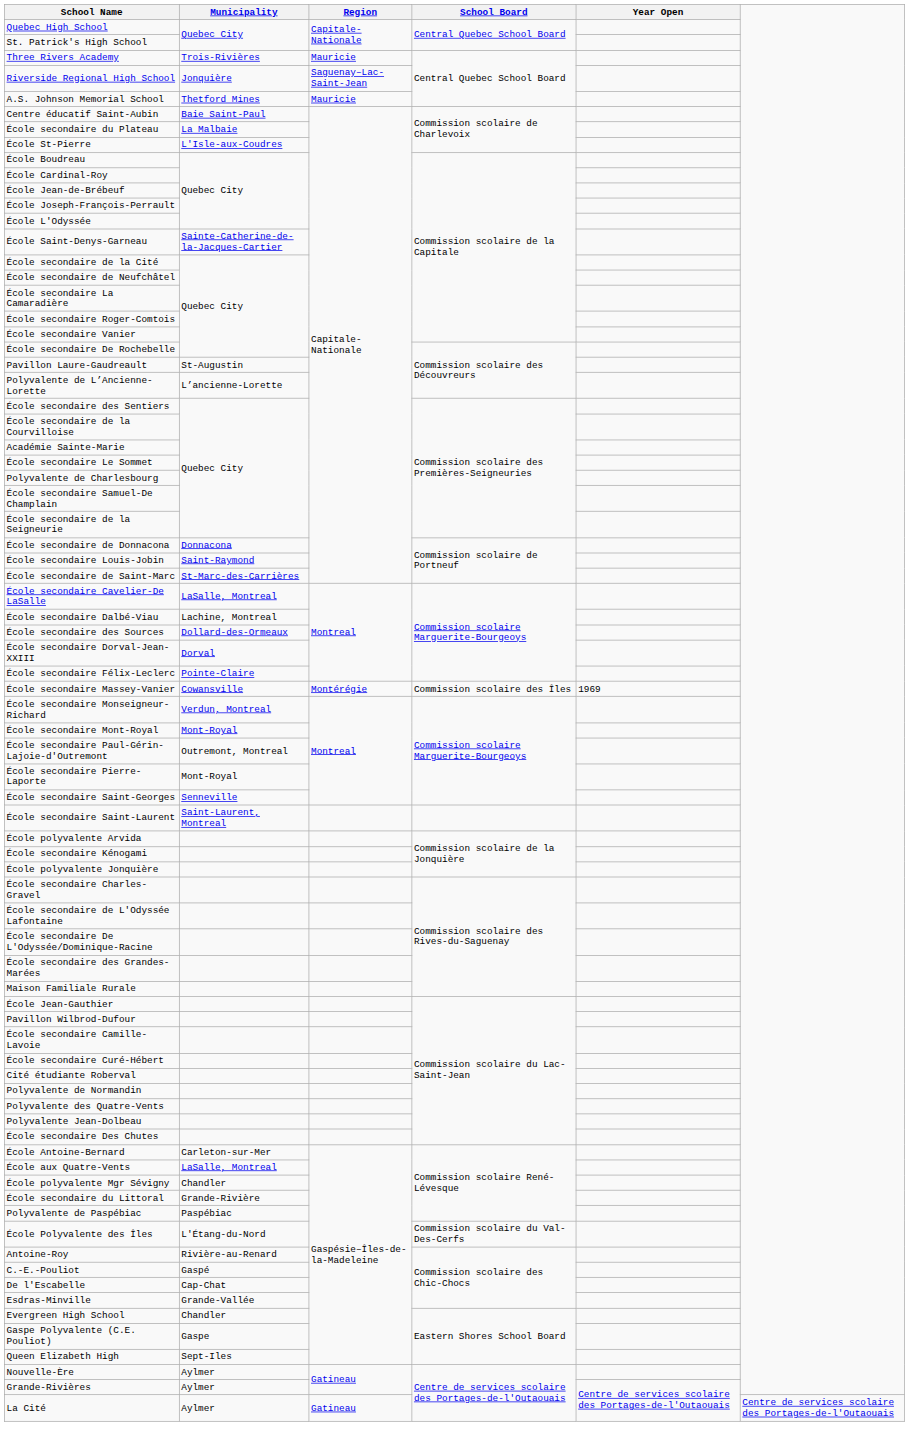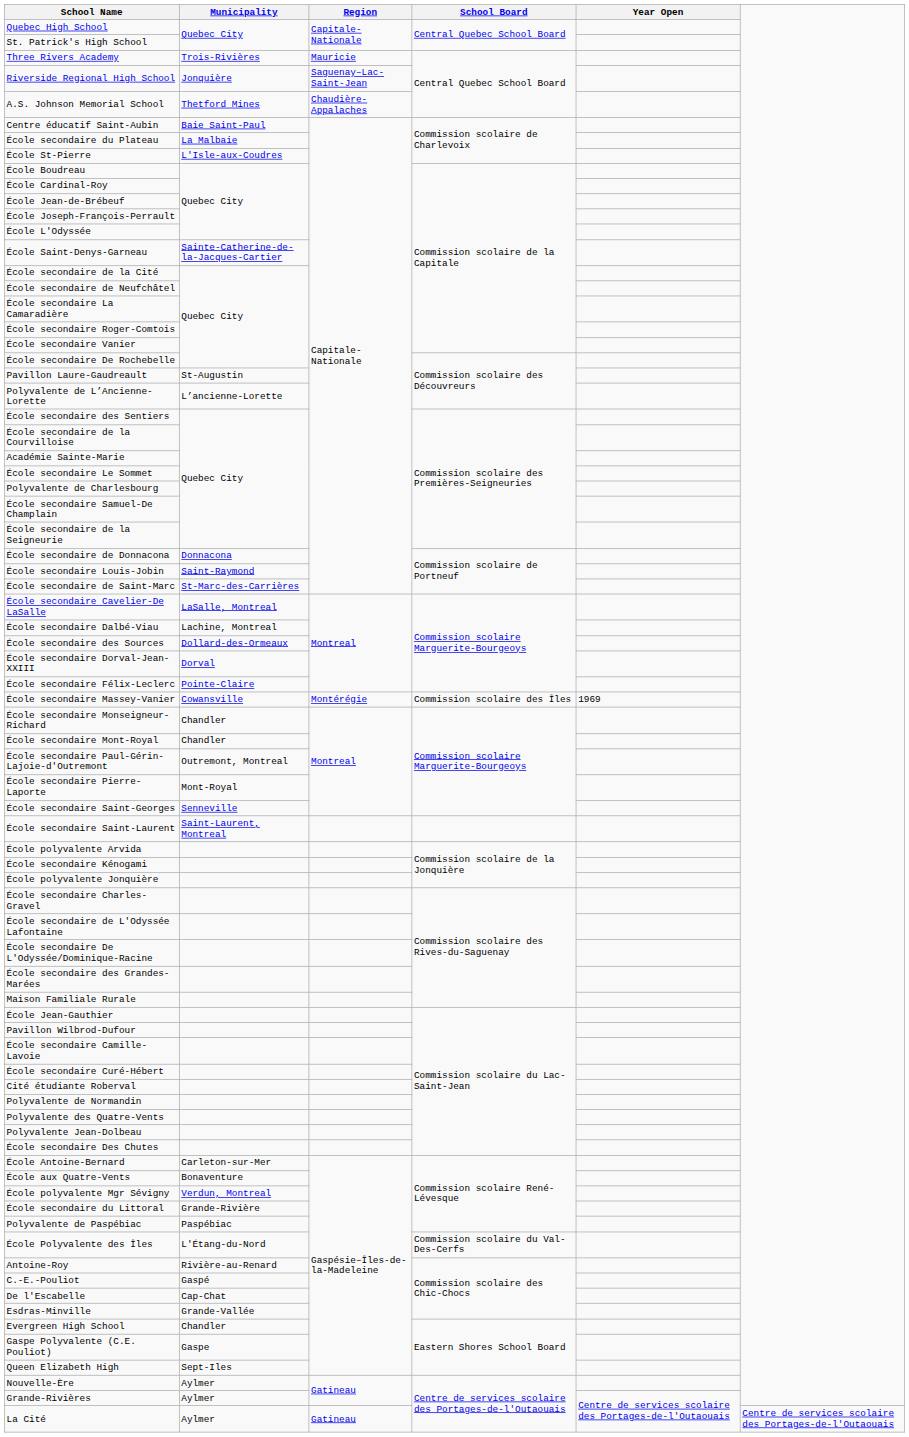(333, 99) Mauricie -> (339, 104) Chaudière-Appalaches
(226, 710) Verdun, Montreal -> (204, 720) Chandler
(209, 730) Mont-Royal -> (204, 741) Chandler
(229, 1167) LaSalle, Montreal -> (212, 1178) Bonaventure
(204, 1183) Chandler -> (226, 1194) Verdun, Montreal
